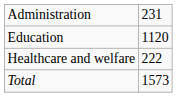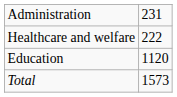rows swapped: (35, 37) <-> (71, 59)
